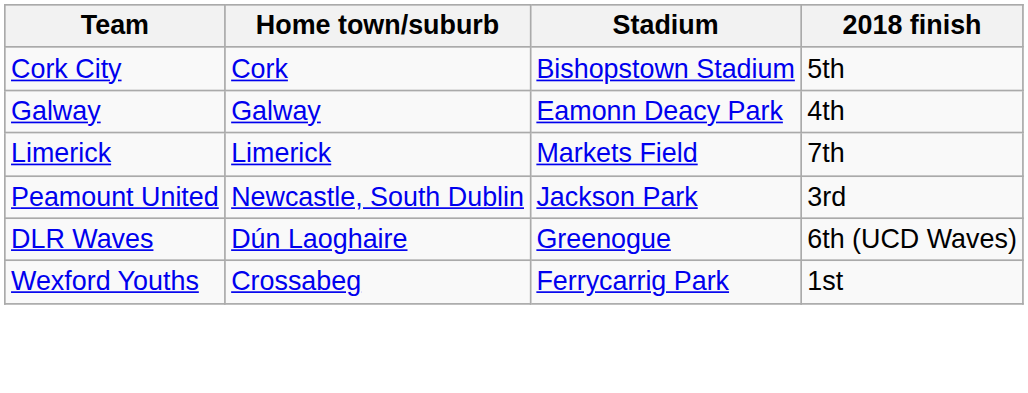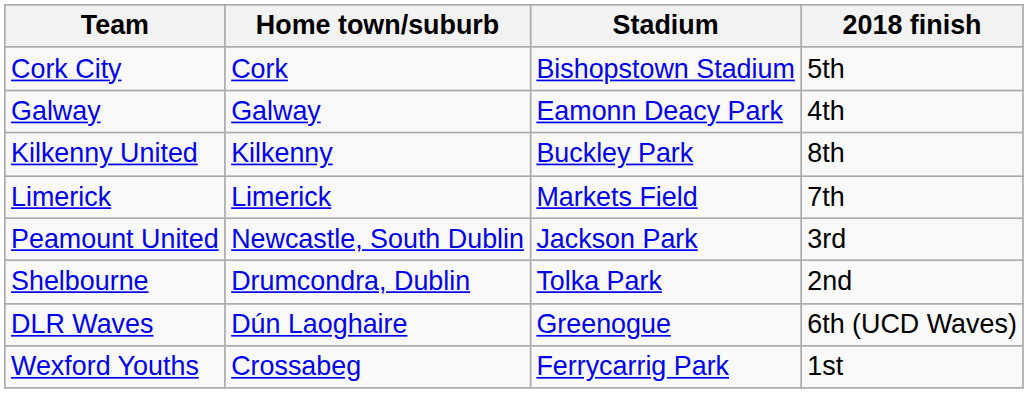+ row: (104, 153)
+ row: (80, 281)
